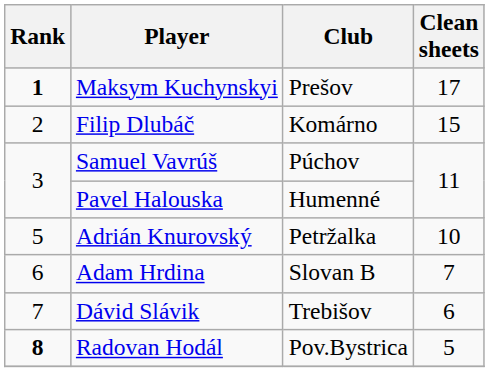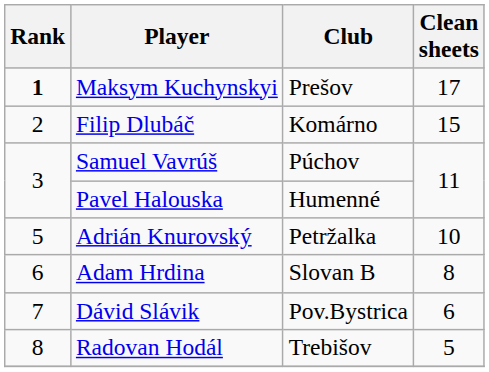(449, 273) 7 -> (449, 273) 8
(330, 310) Trebišov -> (348, 310) Pov.Bystrica
(38, 348) bold -> (38, 348) normal
(348, 348) Pov.Bystrica -> (330, 348) Trebišov
